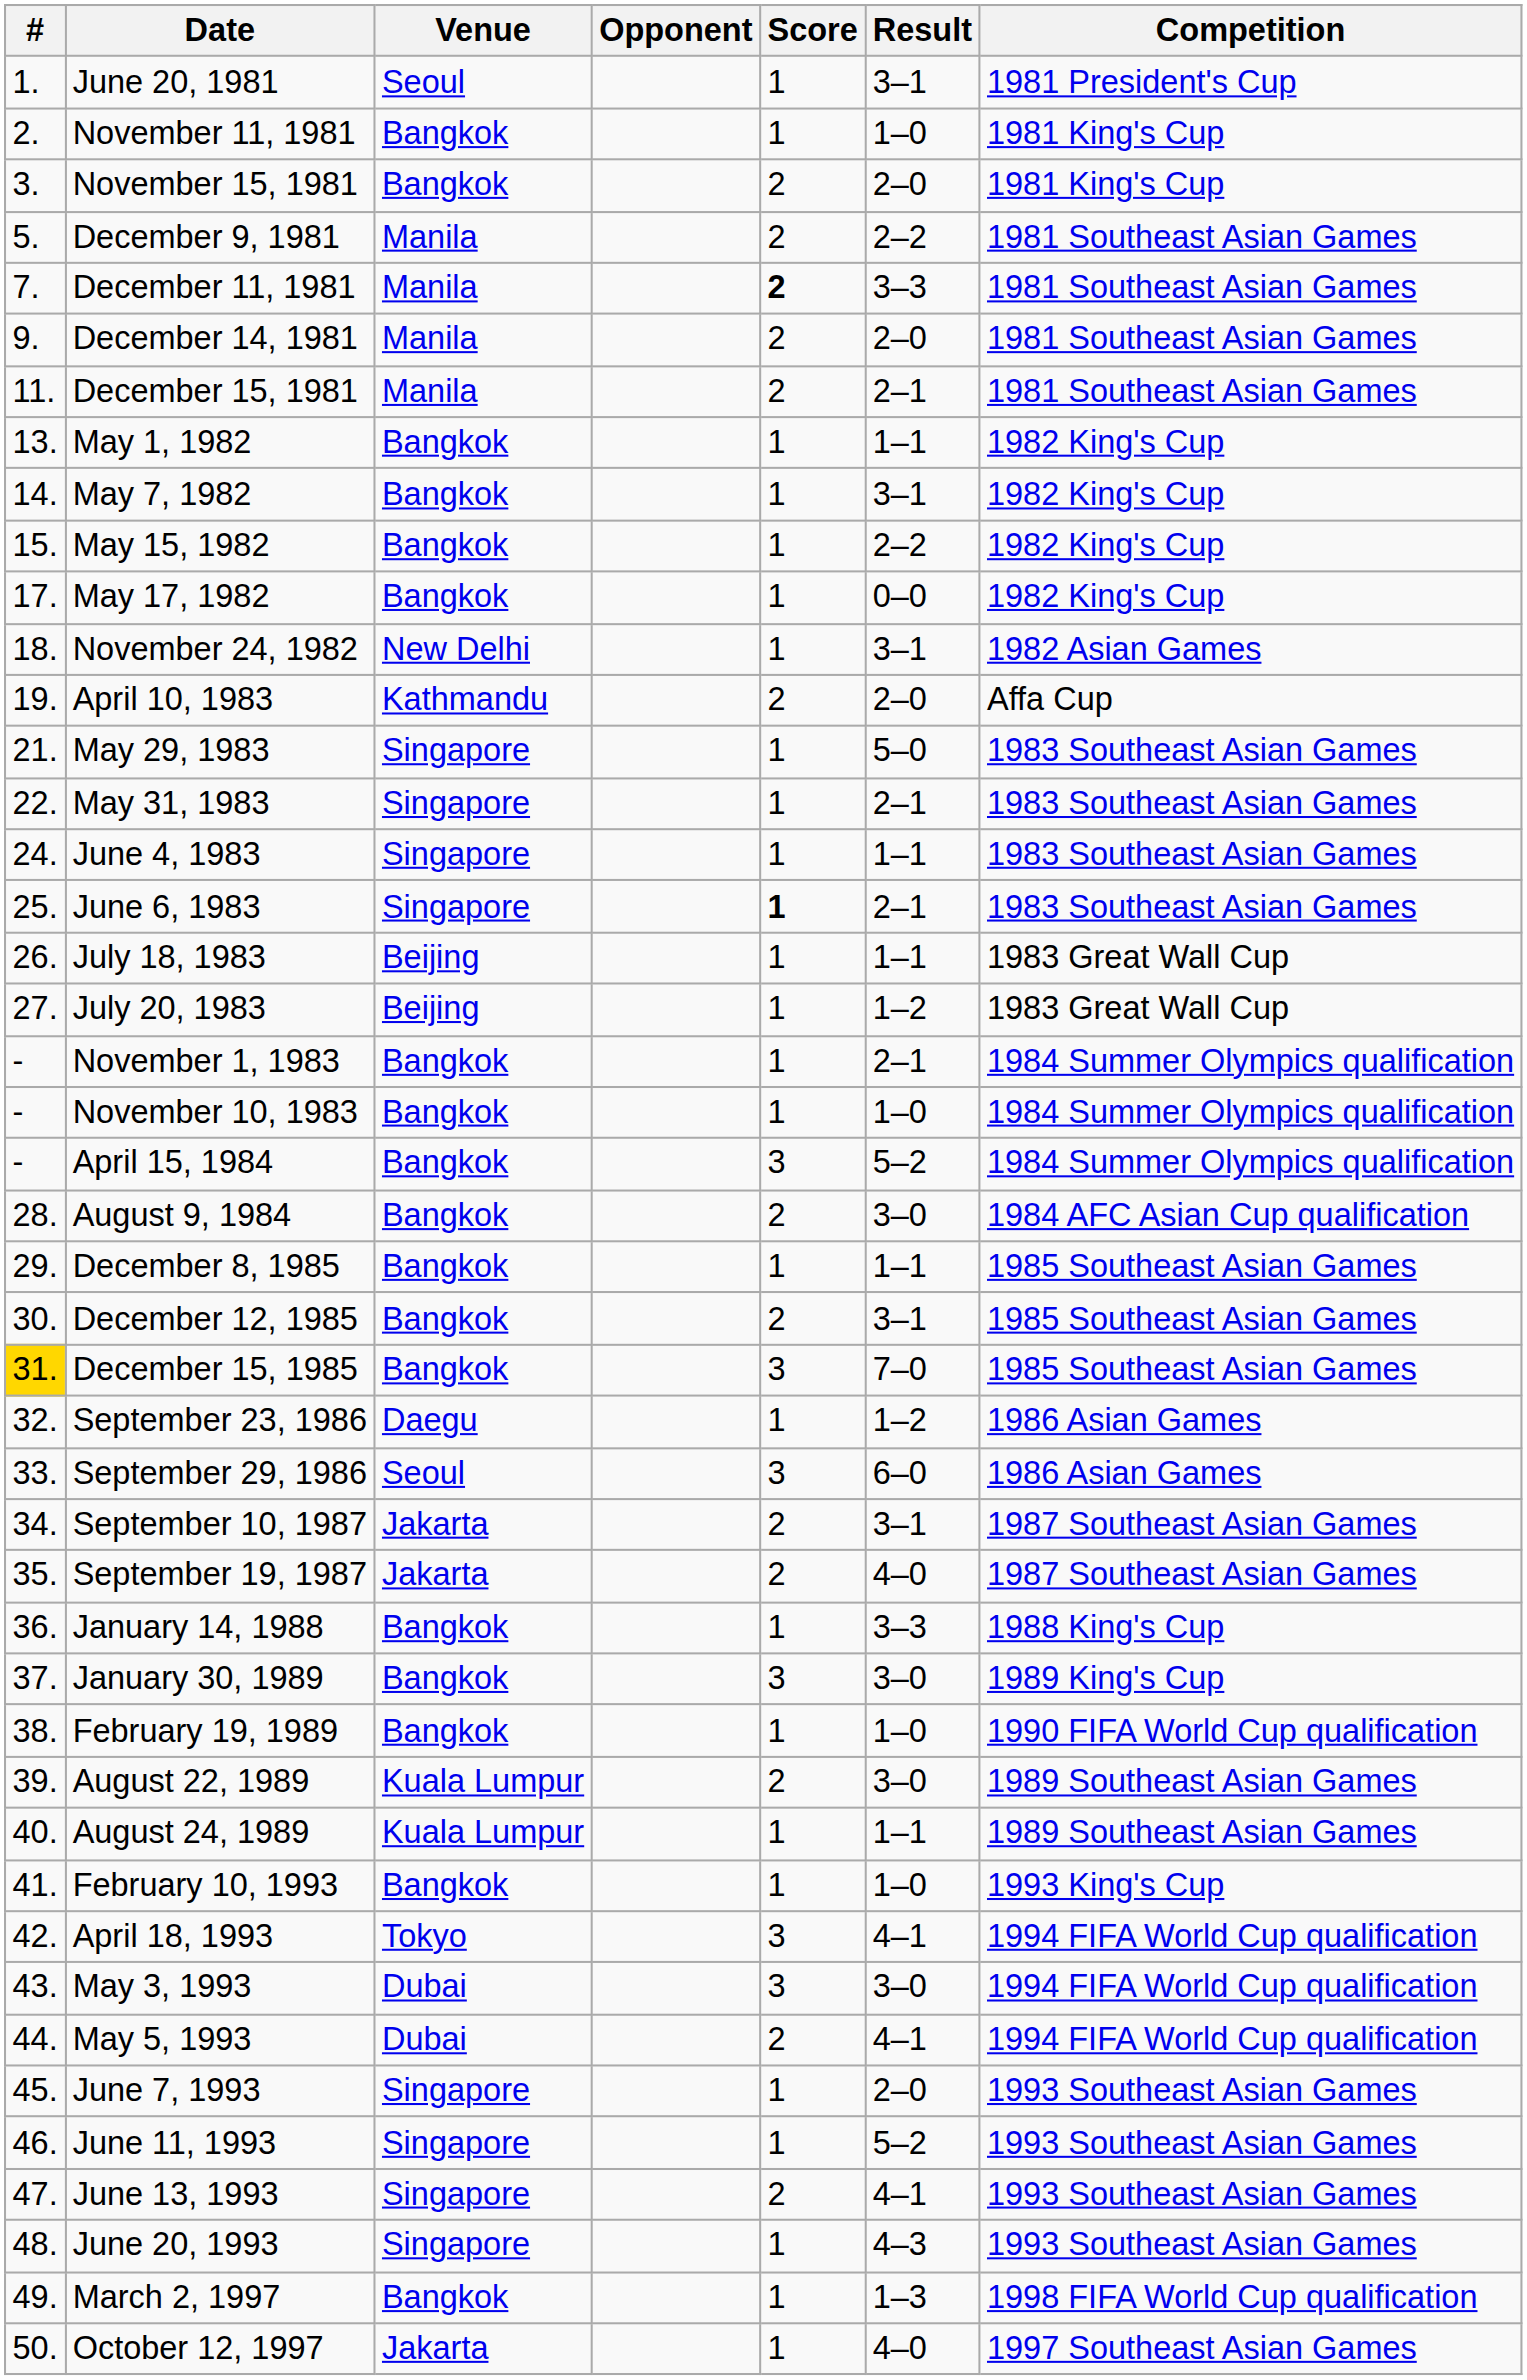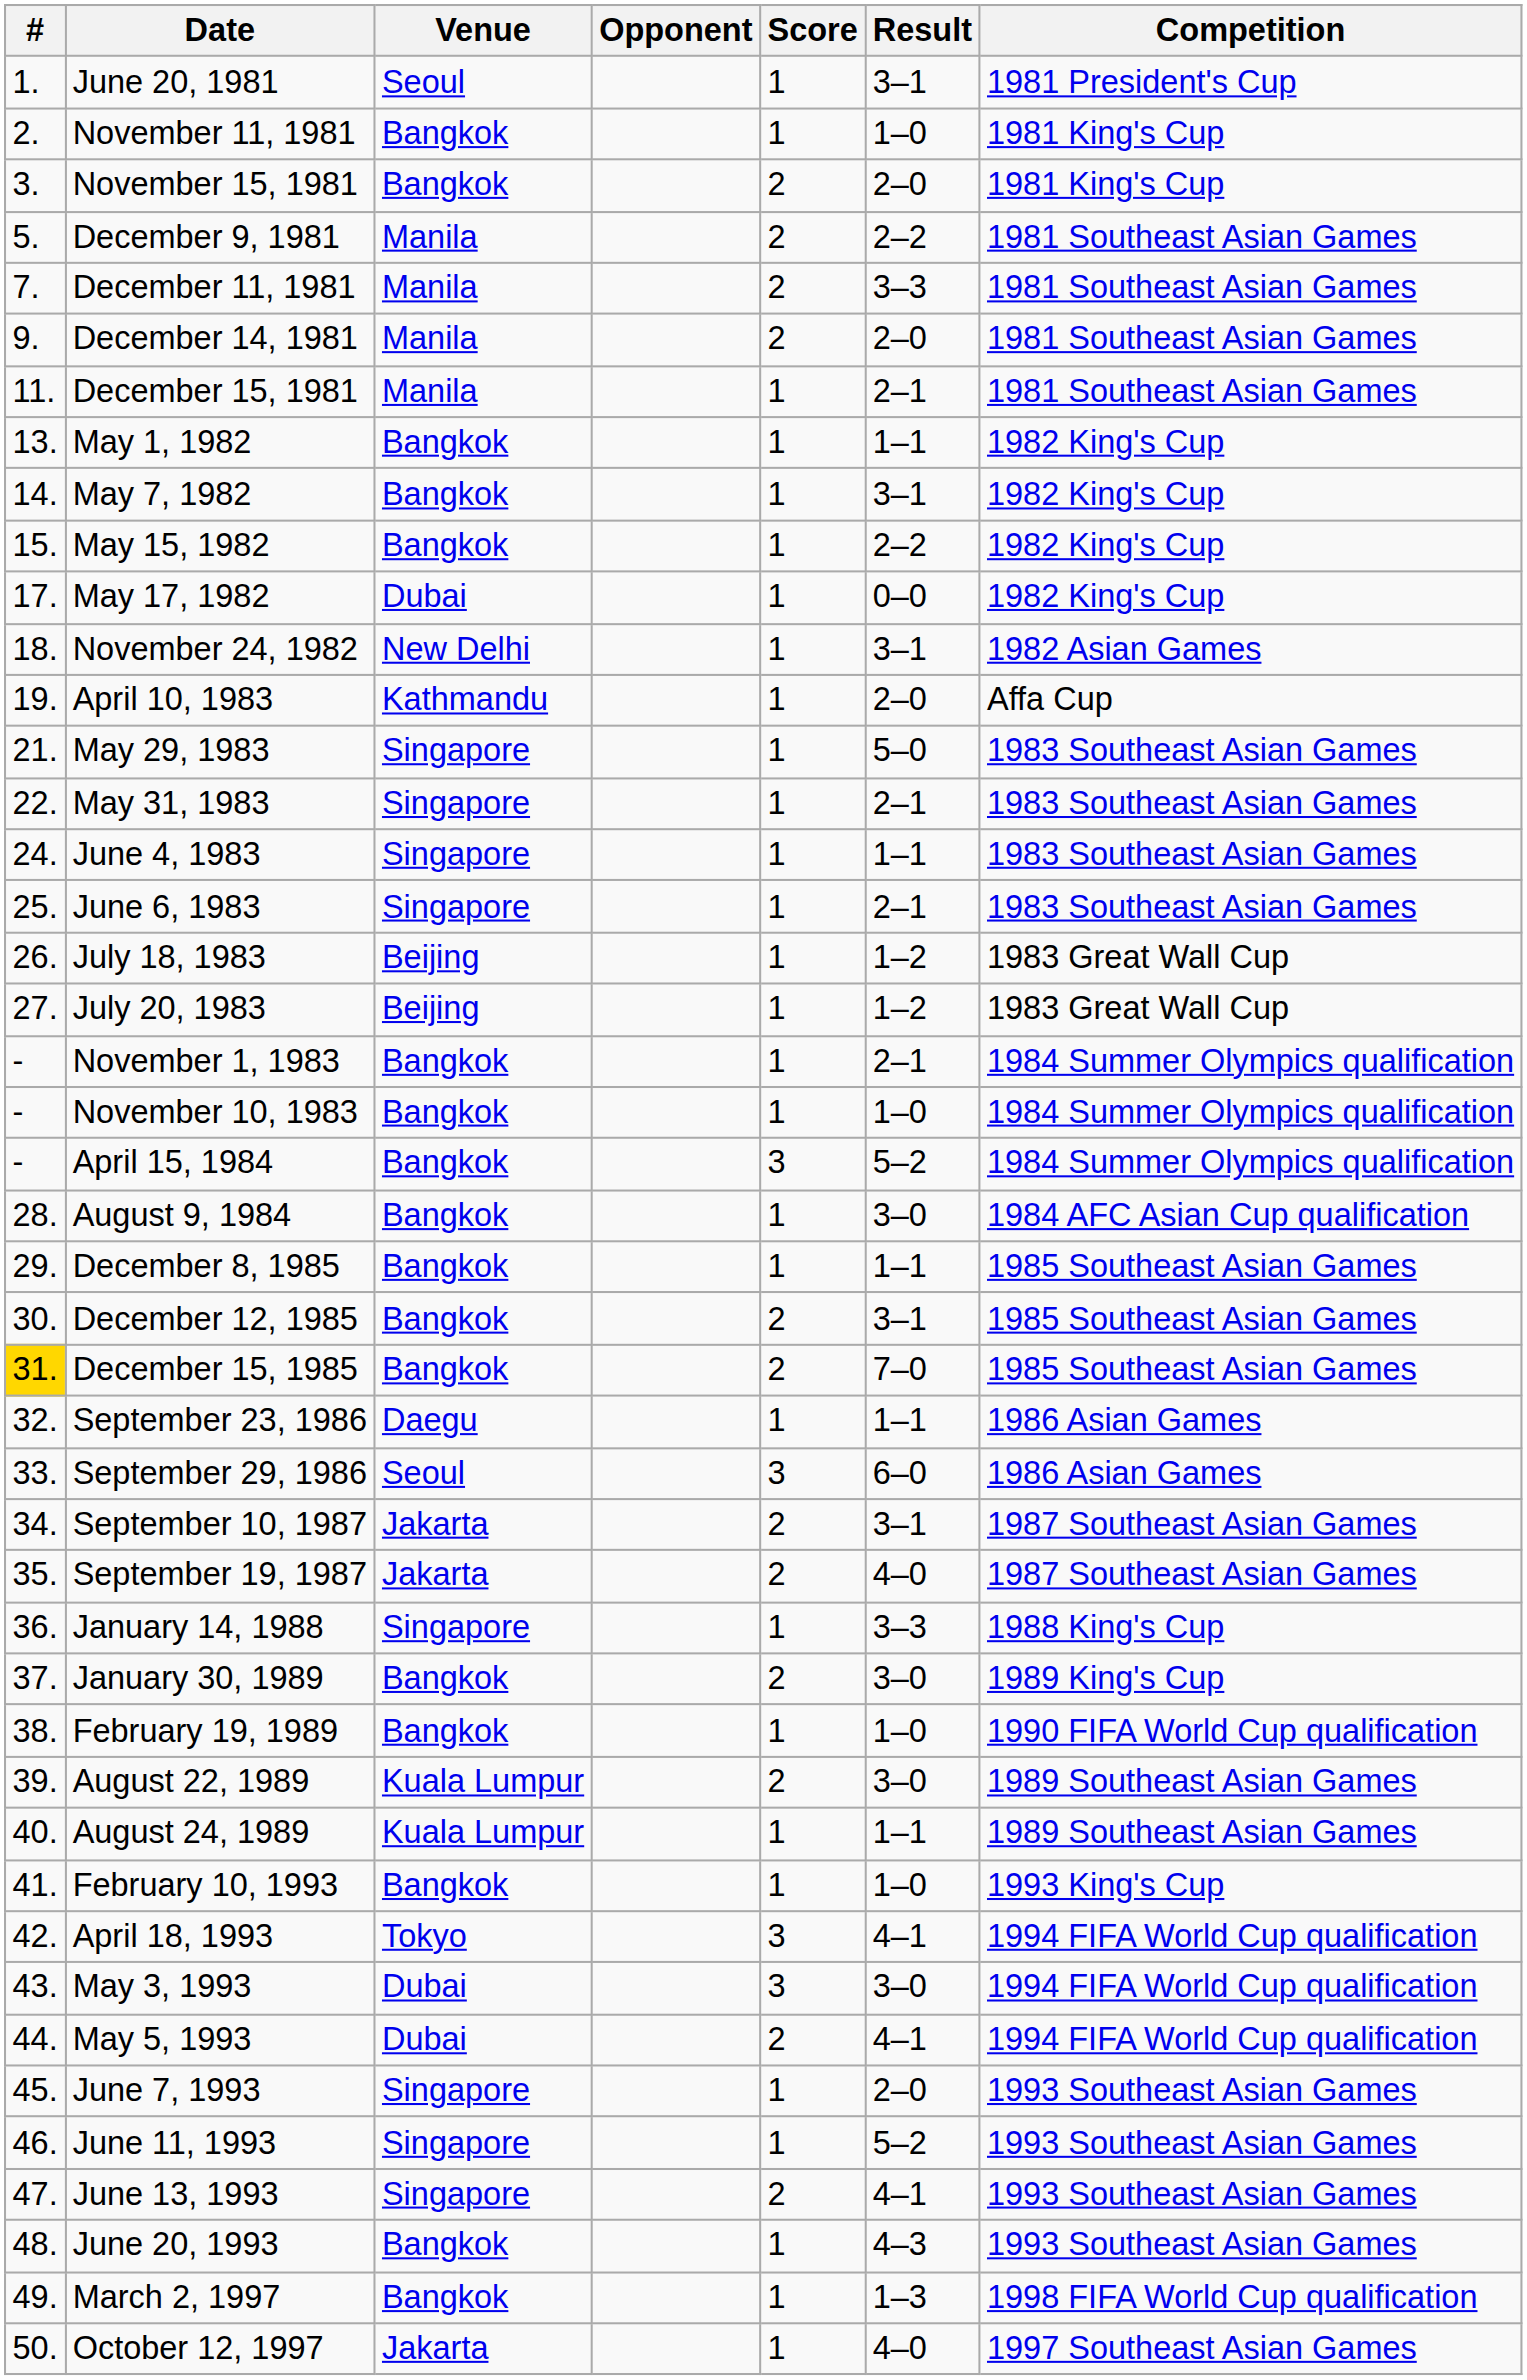(777, 287) bold -> (777, 287) normal
(777, 390) 2 -> (777, 390) 1
(445, 596) Bangkok -> (424, 596) Dubai
(777, 699) 2 -> (777, 699) 1
(777, 905) bold -> (777, 905) normal
(900, 957) 1–1 -> (900, 957) 1–2
(777, 1215) 2 -> (777, 1215) 1
(777, 1369) 3 -> (777, 1369) 2
(900, 1421) 1–2 -> (900, 1421) 1–1
(445, 1627) Bangkok -> (456, 1627) Singapore
(777, 1678) 3 -> (777, 1678) 2
(456, 2245) Singapore -> (445, 2245) Bangkok
